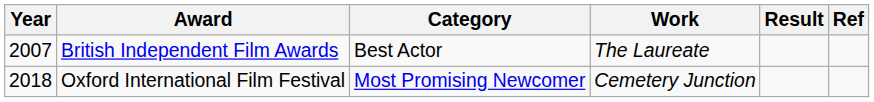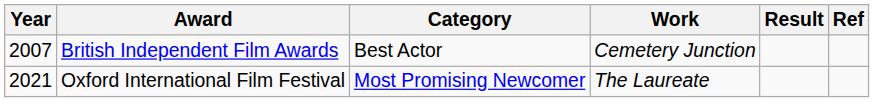(652, 50) The Laureate -> (675, 50) Cemetery Junction
(31, 81) 2018 -> (31, 81) 2021
(675, 81) Cemetery Junction -> (652, 81) The Laureate
